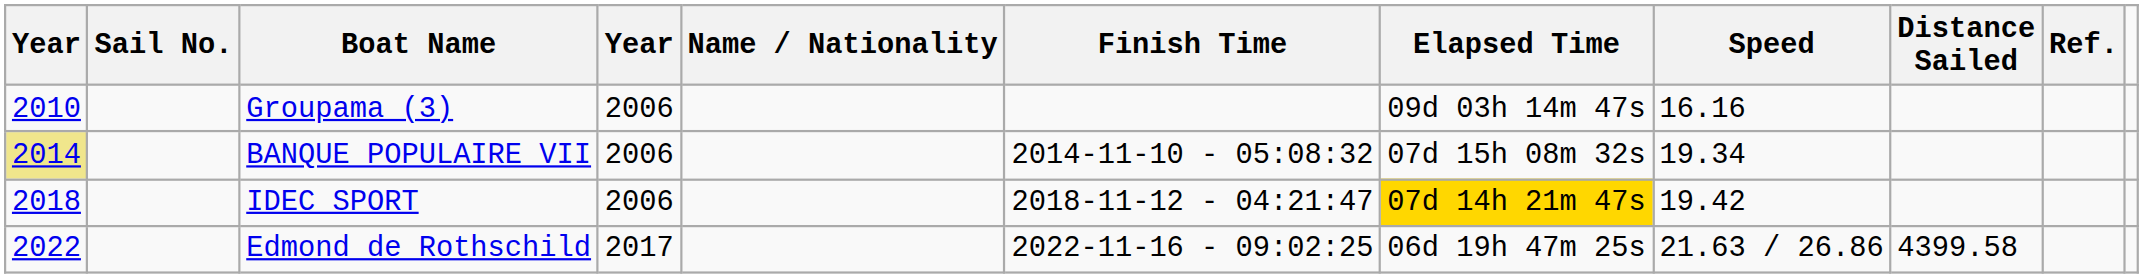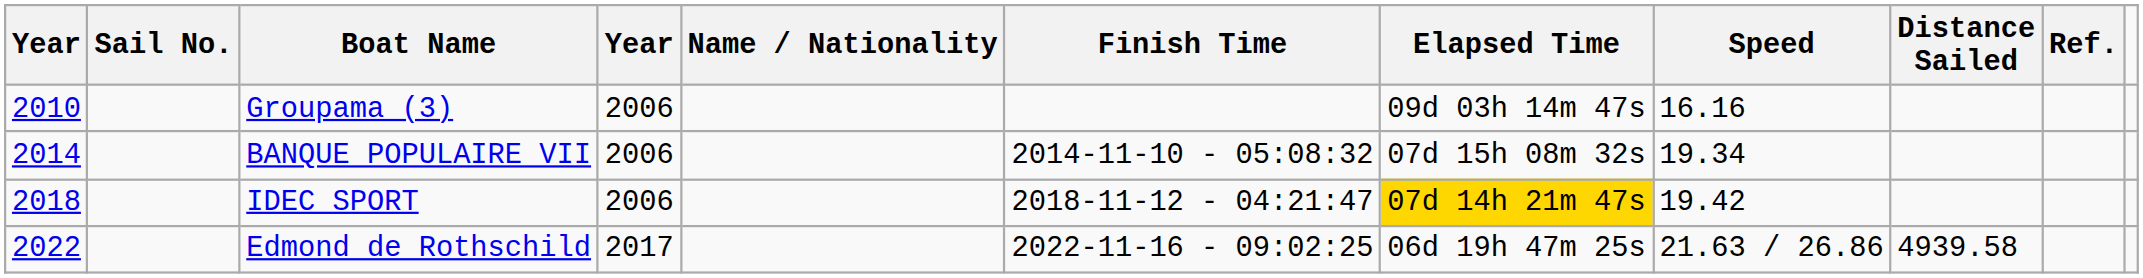(46, 155) khaki background -> (46, 155) no background
(1958, 249) 4399.58 -> (1958, 249) 4939.58
